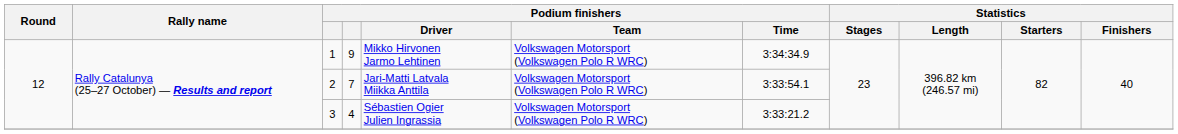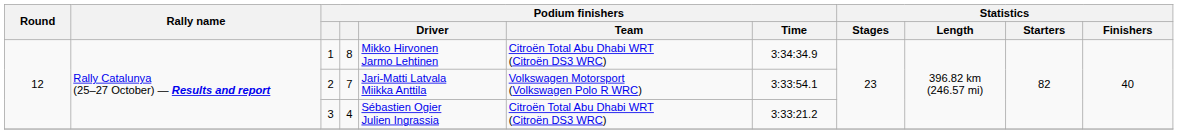(351, 54) 9 -> (349, 54) 8
(581, 54) Volkswagen Motorsport (Volkswagen Polo R WRC) -> (581, 54) Citroën Total Abu Dhabi WRT (Citroën DS3 WRC)
(581, 114) Volkswagen Motorsport (Volkswagen Polo R WRC) -> (581, 114) Citroën Total Abu Dhabi WRT (Citroën DS3 WRC)
